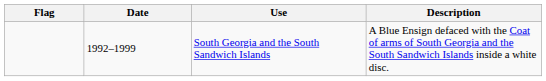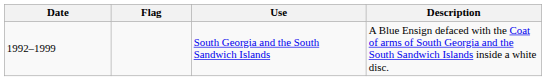columns swapped: (44, 13) <-> (138, 13)
